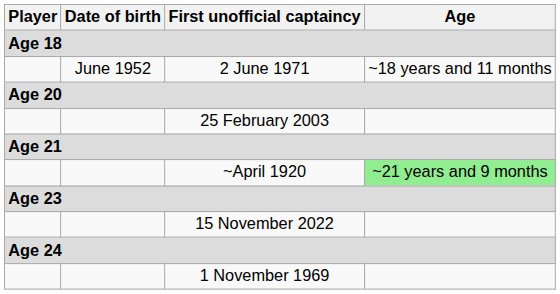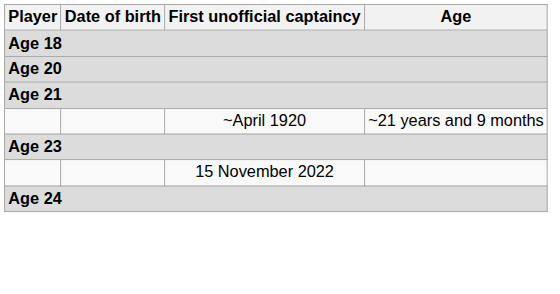- row: (265, 69)
- row: (265, 120)
(460, 172) lightgreen background -> (456, 120) no background
- row: (265, 276)
